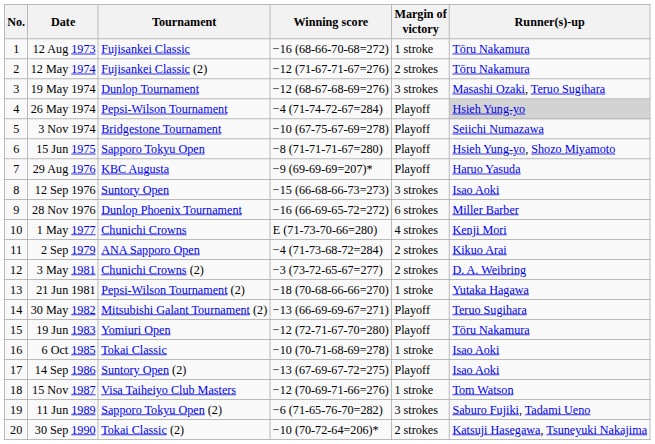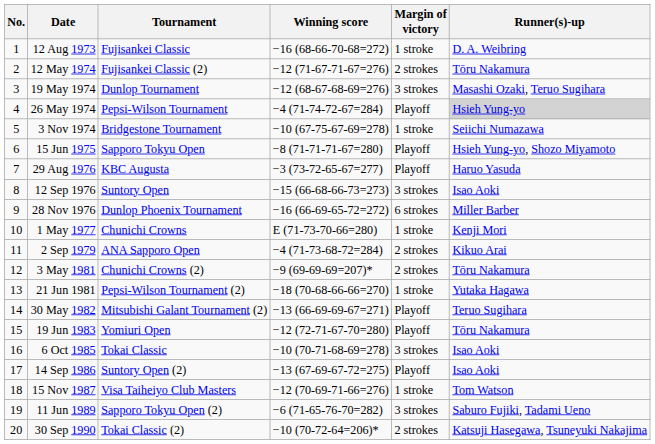(491, 49) Tōru Nakamura -> (489, 49) D. A. Weibring
(412, 129) Playoff -> (414, 129) 1 stroke
(323, 169) −9 (69-69-69=207)* -> (328, 169) −3 (73-72-65-67=277)
(416, 229) 4 strokes -> (414, 229) 1 stroke
(328, 269) −3 (73-72-65-67=277) -> (323, 269) −9 (69-69-69=207)*
(489, 269) D. A. Weibring -> (491, 269) Tōru Nakamura
(414, 349) 1 stroke -> (416, 349) 3 strokes
